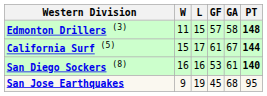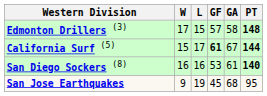(183, 29) 11 -> (183, 29) 17
(216, 48) normal -> (216, 48) bold
